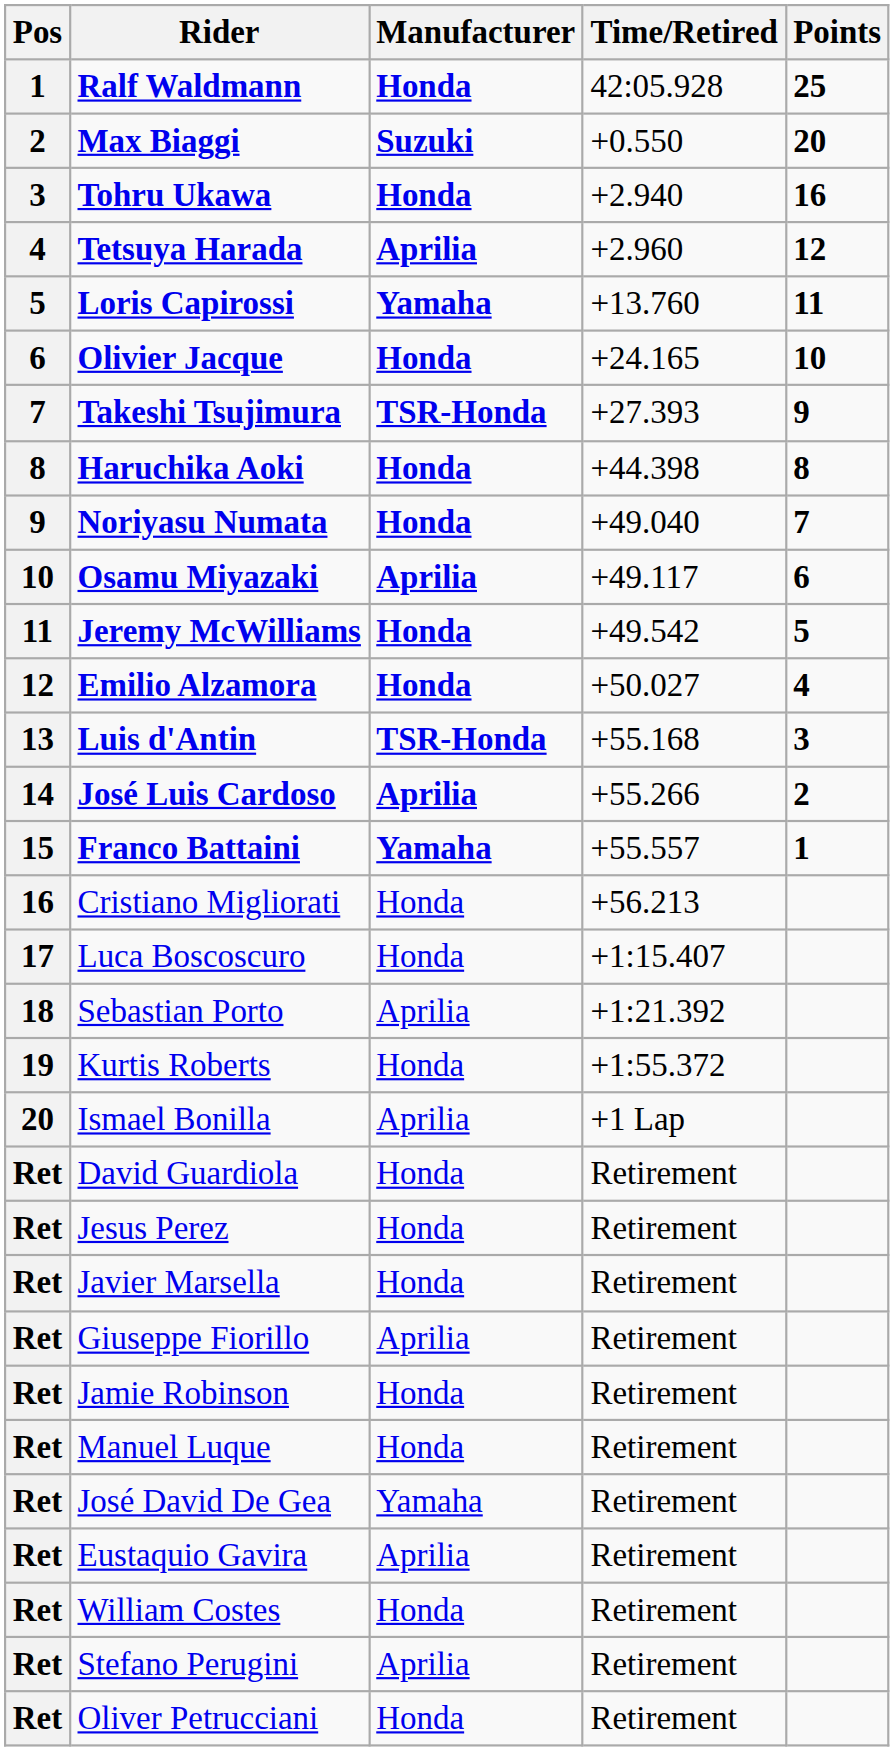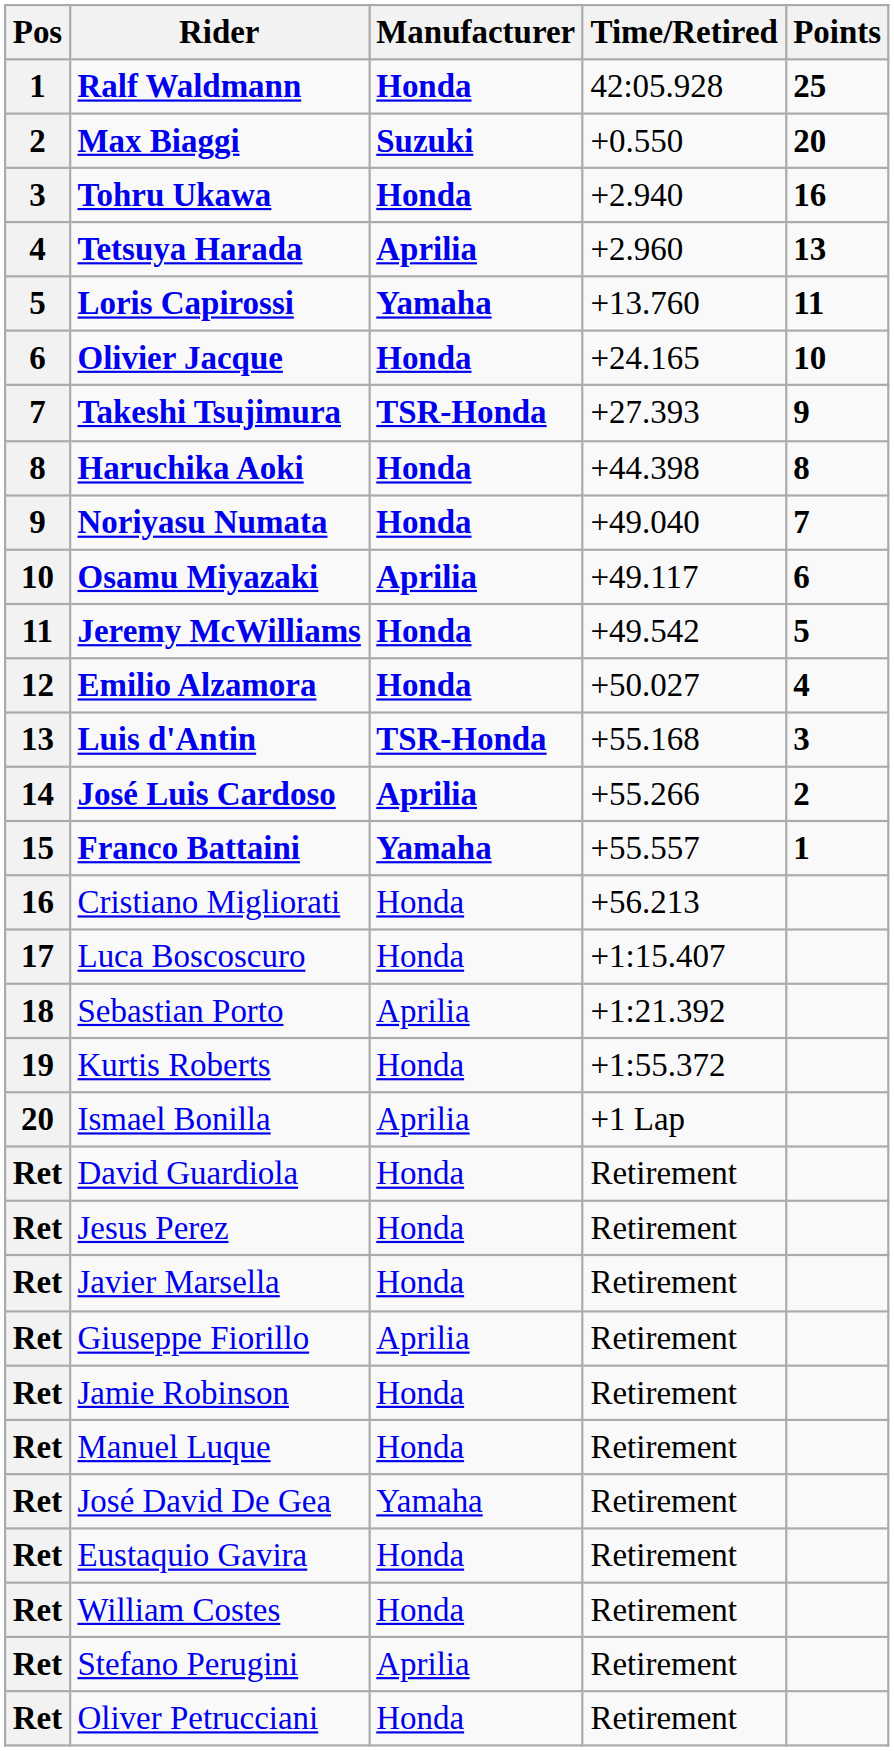(810, 249) 12 -> (810, 249) 13
(423, 1554) Aprilia -> (420, 1554) Honda
